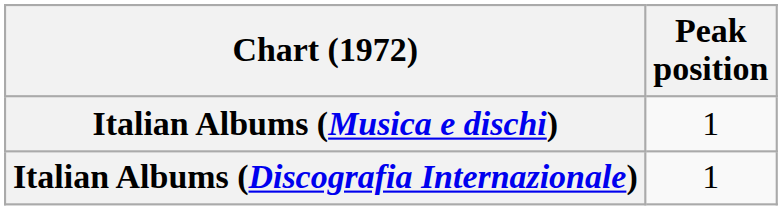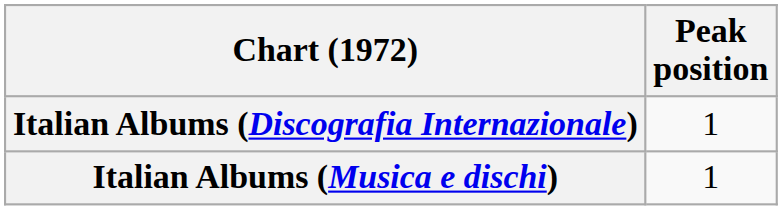rows swapped: (325, 177) <-> (325, 123)
